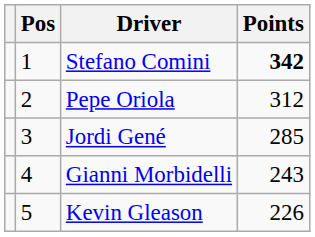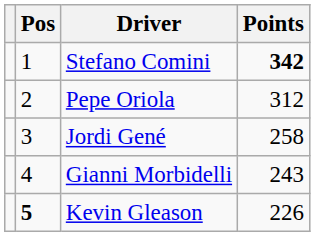(287, 137) 285 -> (287, 137) 258
(26, 212) normal -> (26, 212) bold
